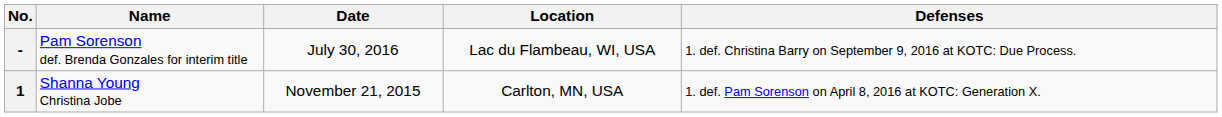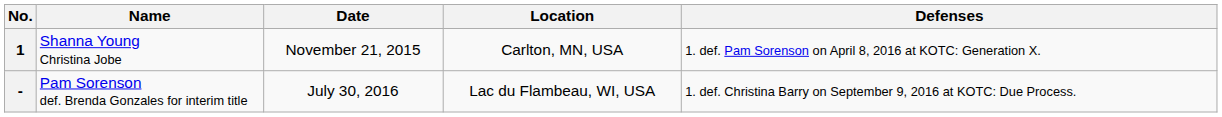rows swapped: (20, 91) <-> (20, 49)
